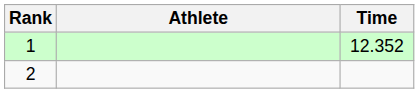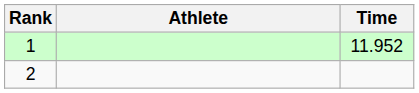(377, 46) 12.352 -> (377, 46) 11.952
